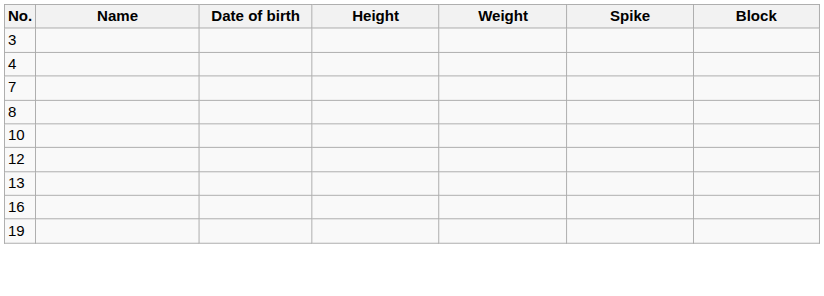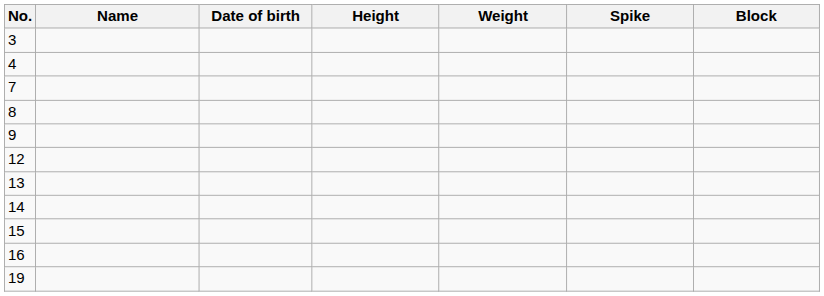+ row: (12, 135)
- row: (16, 135)
+ row: (16, 207)
+ row: (16, 231)
